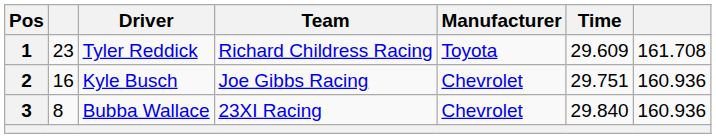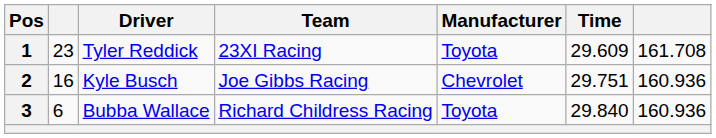(326, 50) Richard Childress Racing -> (270, 50) 23XI Racing
(58, 110) 8 -> (58, 110) 6
(270, 110) 23XI Racing -> (326, 110) Richard Childress Racing
(482, 110) Chevrolet -> (469, 110) Toyota
